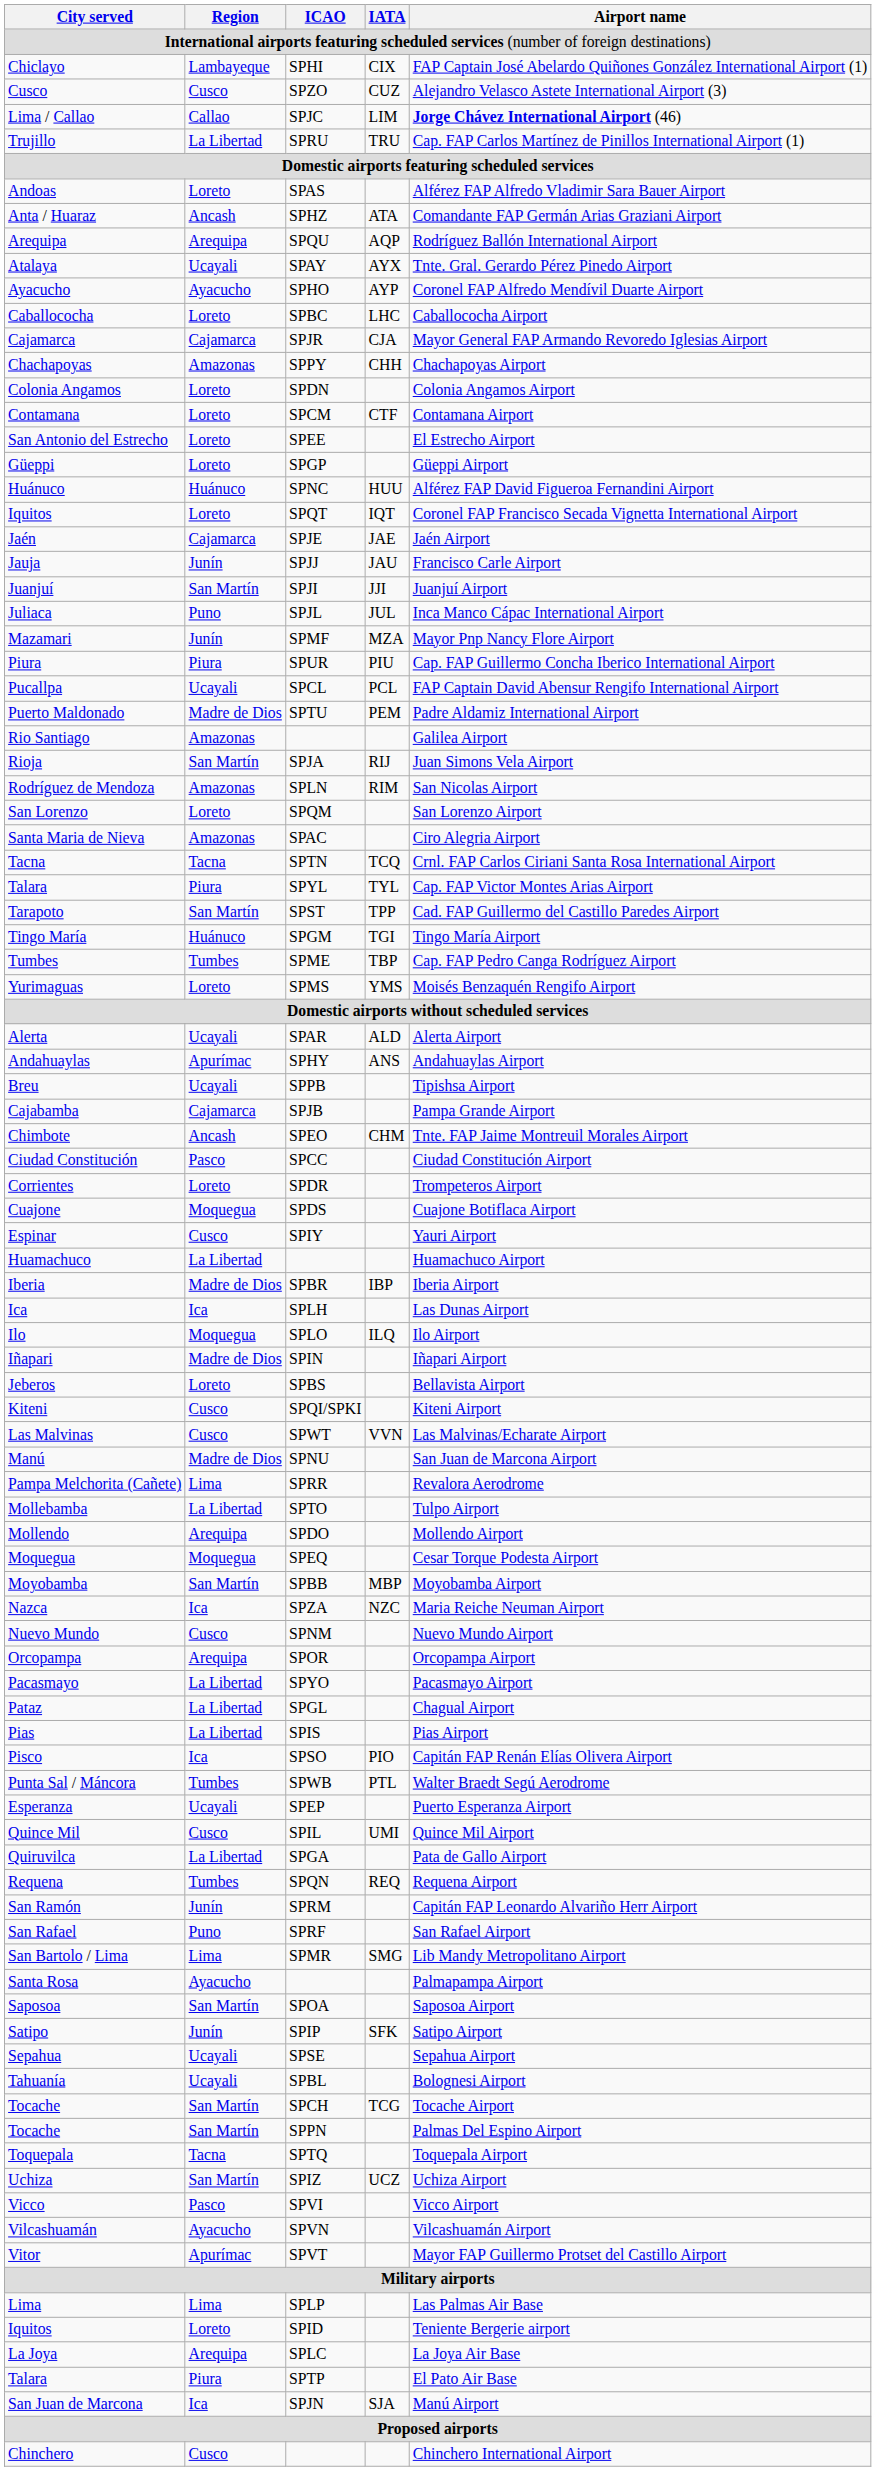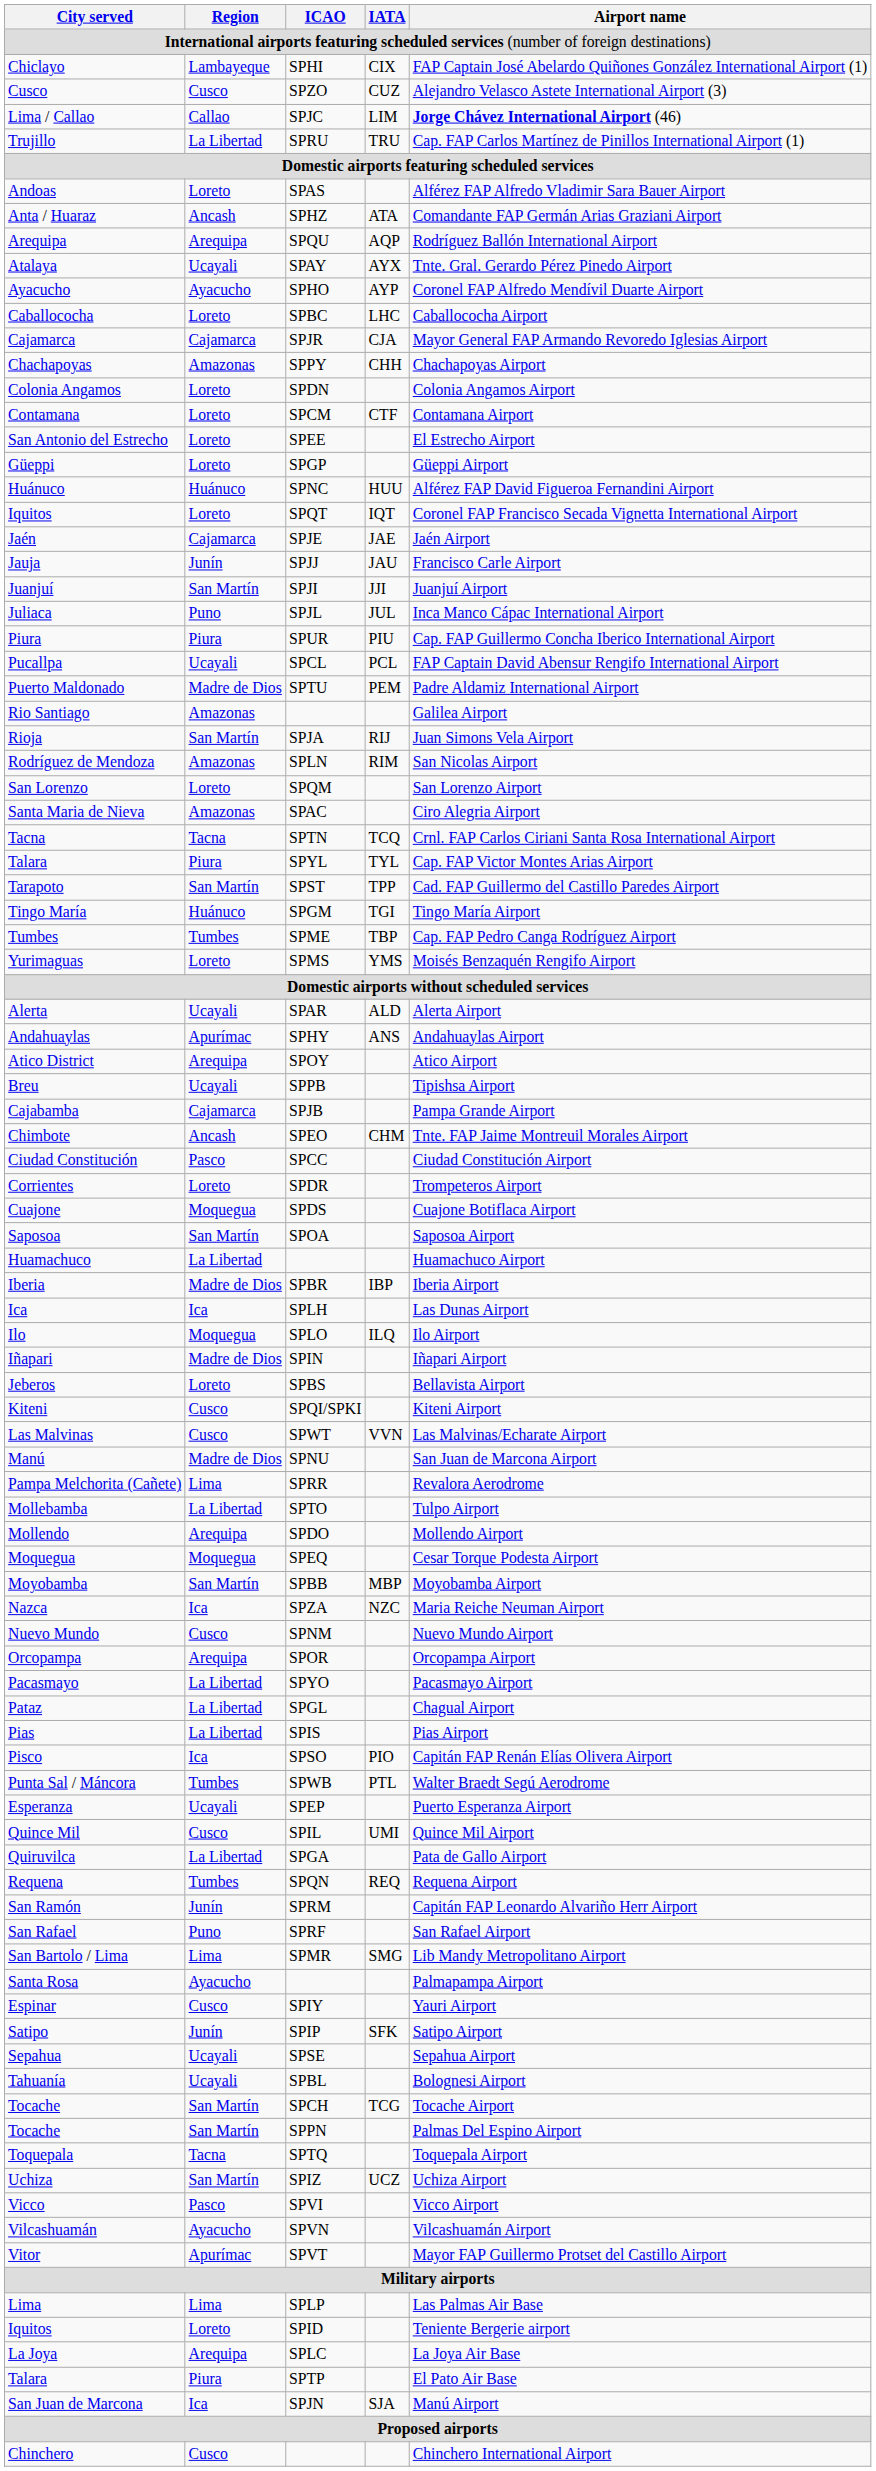- row: (40, 638)
+ row: (51, 1061)
rows swapped: (32, 1235) <-> (34, 2006)
